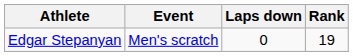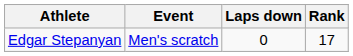(327, 40) 19 -> (327, 40) 17
